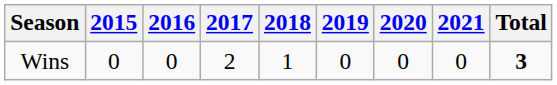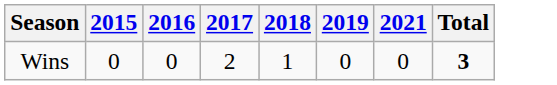- column: (403, 23)
